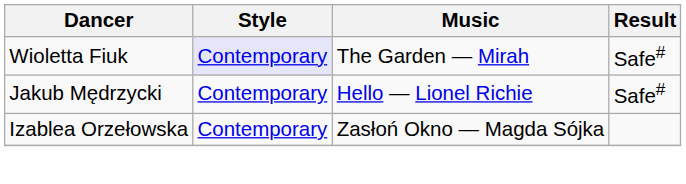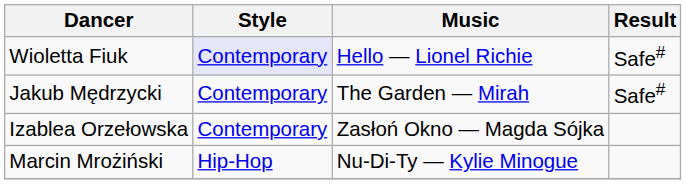(433, 55) The Garden — Mirah -> (435, 55) Hello — Lionel Richie
(435, 93) Hello — Lionel Richie -> (433, 93) The Garden — Mirah
+ row: (86, 161)
